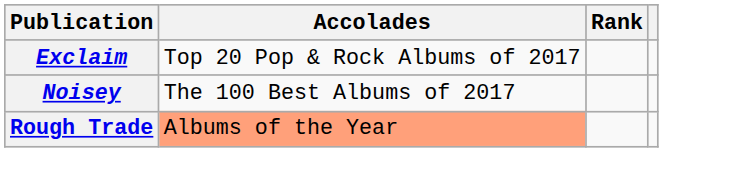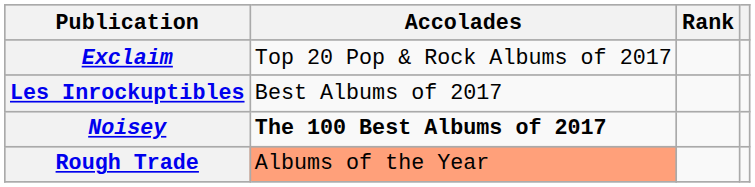+ row: (127, 93)
(340, 93) normal -> (431, 129) bold
